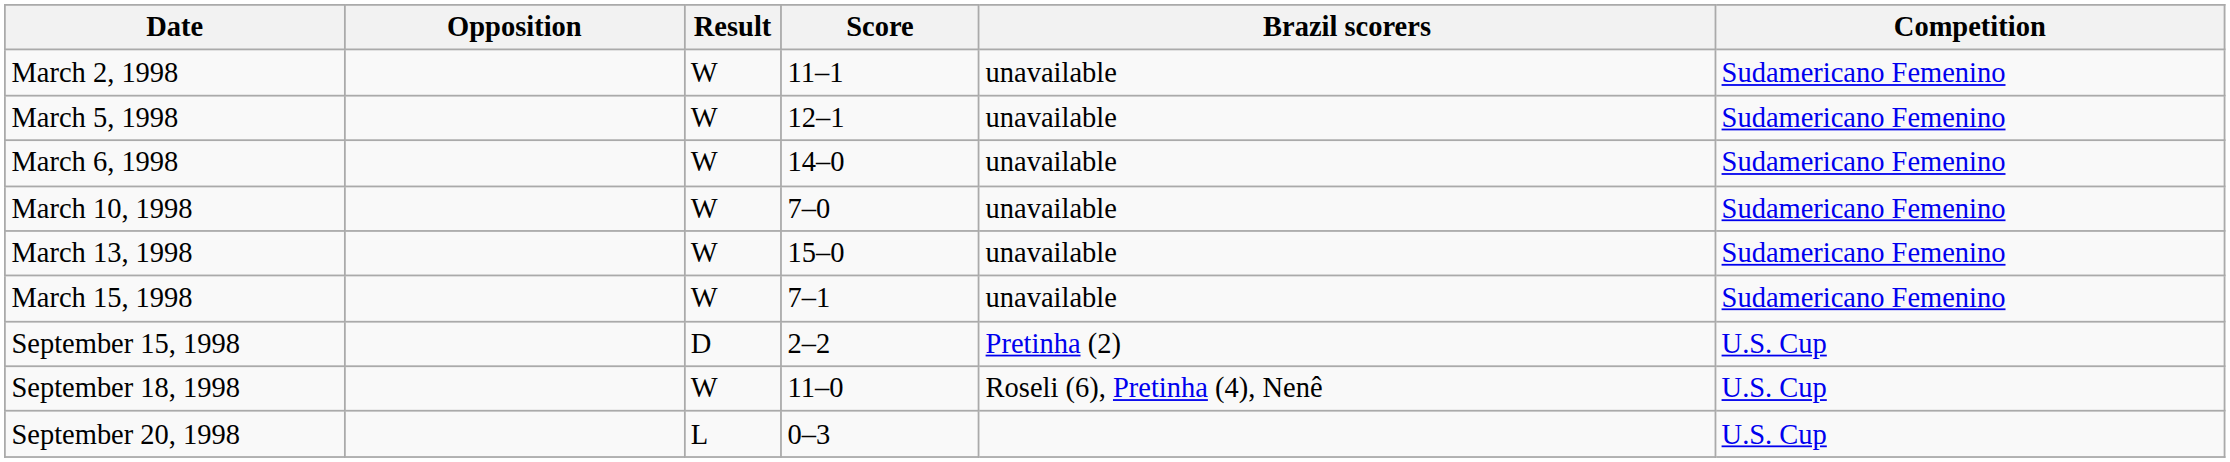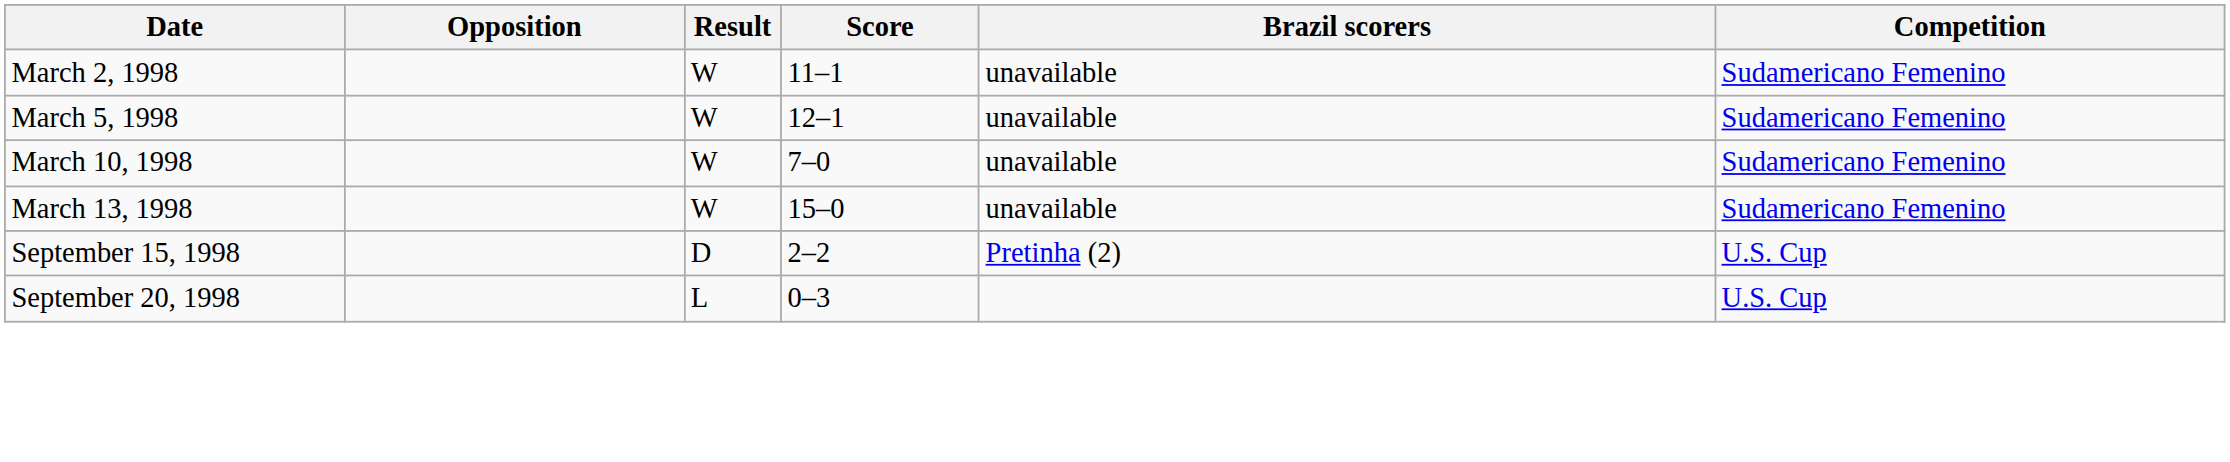- row: (95, 162)
- row: (102, 298)
- row: (126, 388)
